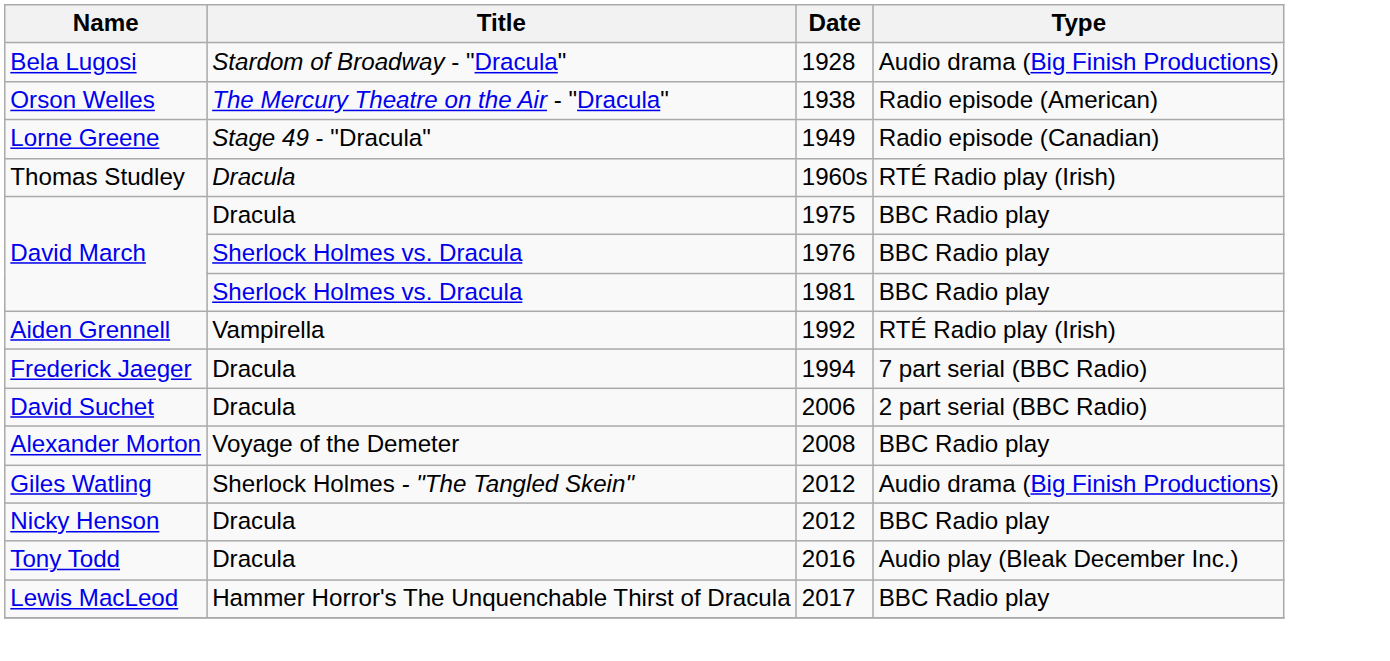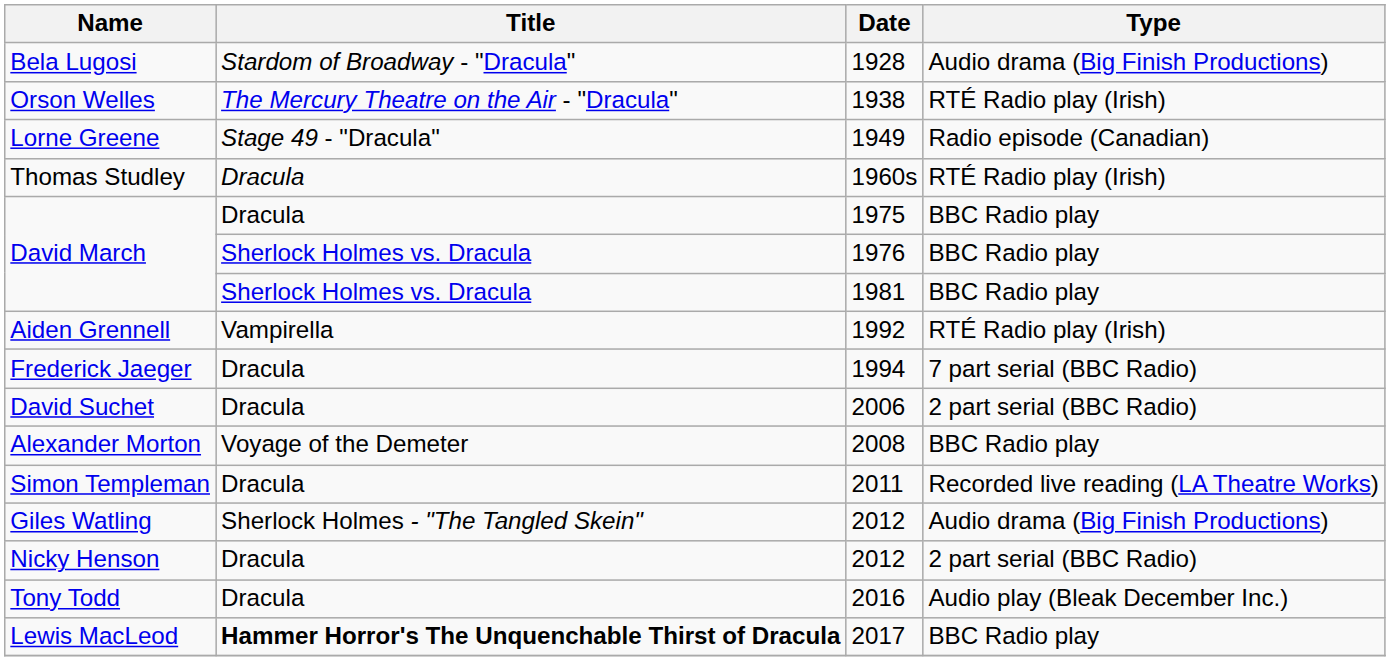(1018, 100) Radio episode (American) -> (1047, 100) RTÉ Radio play (Irish)
+ row: (110, 483)
(964, 521) BBC Radio play -> (1063, 560) 2 part serial (BBC Radio)
(501, 598) normal -> (531, 636) bold
